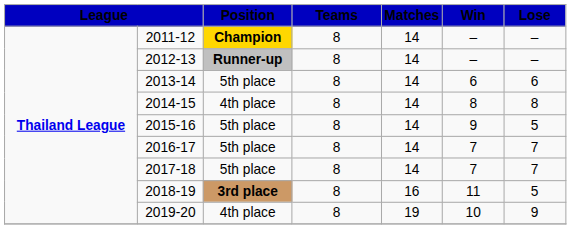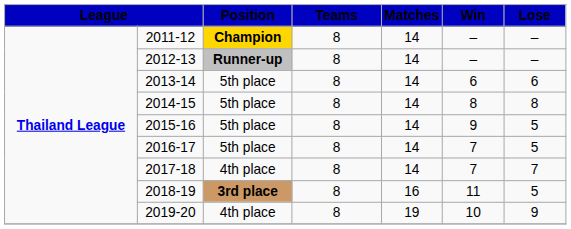(248, 104) 4th place -> (248, 104) 5th place
(535, 148) 7 -> (535, 148) 5
(248, 169) 5th place -> (248, 169) 4th place
